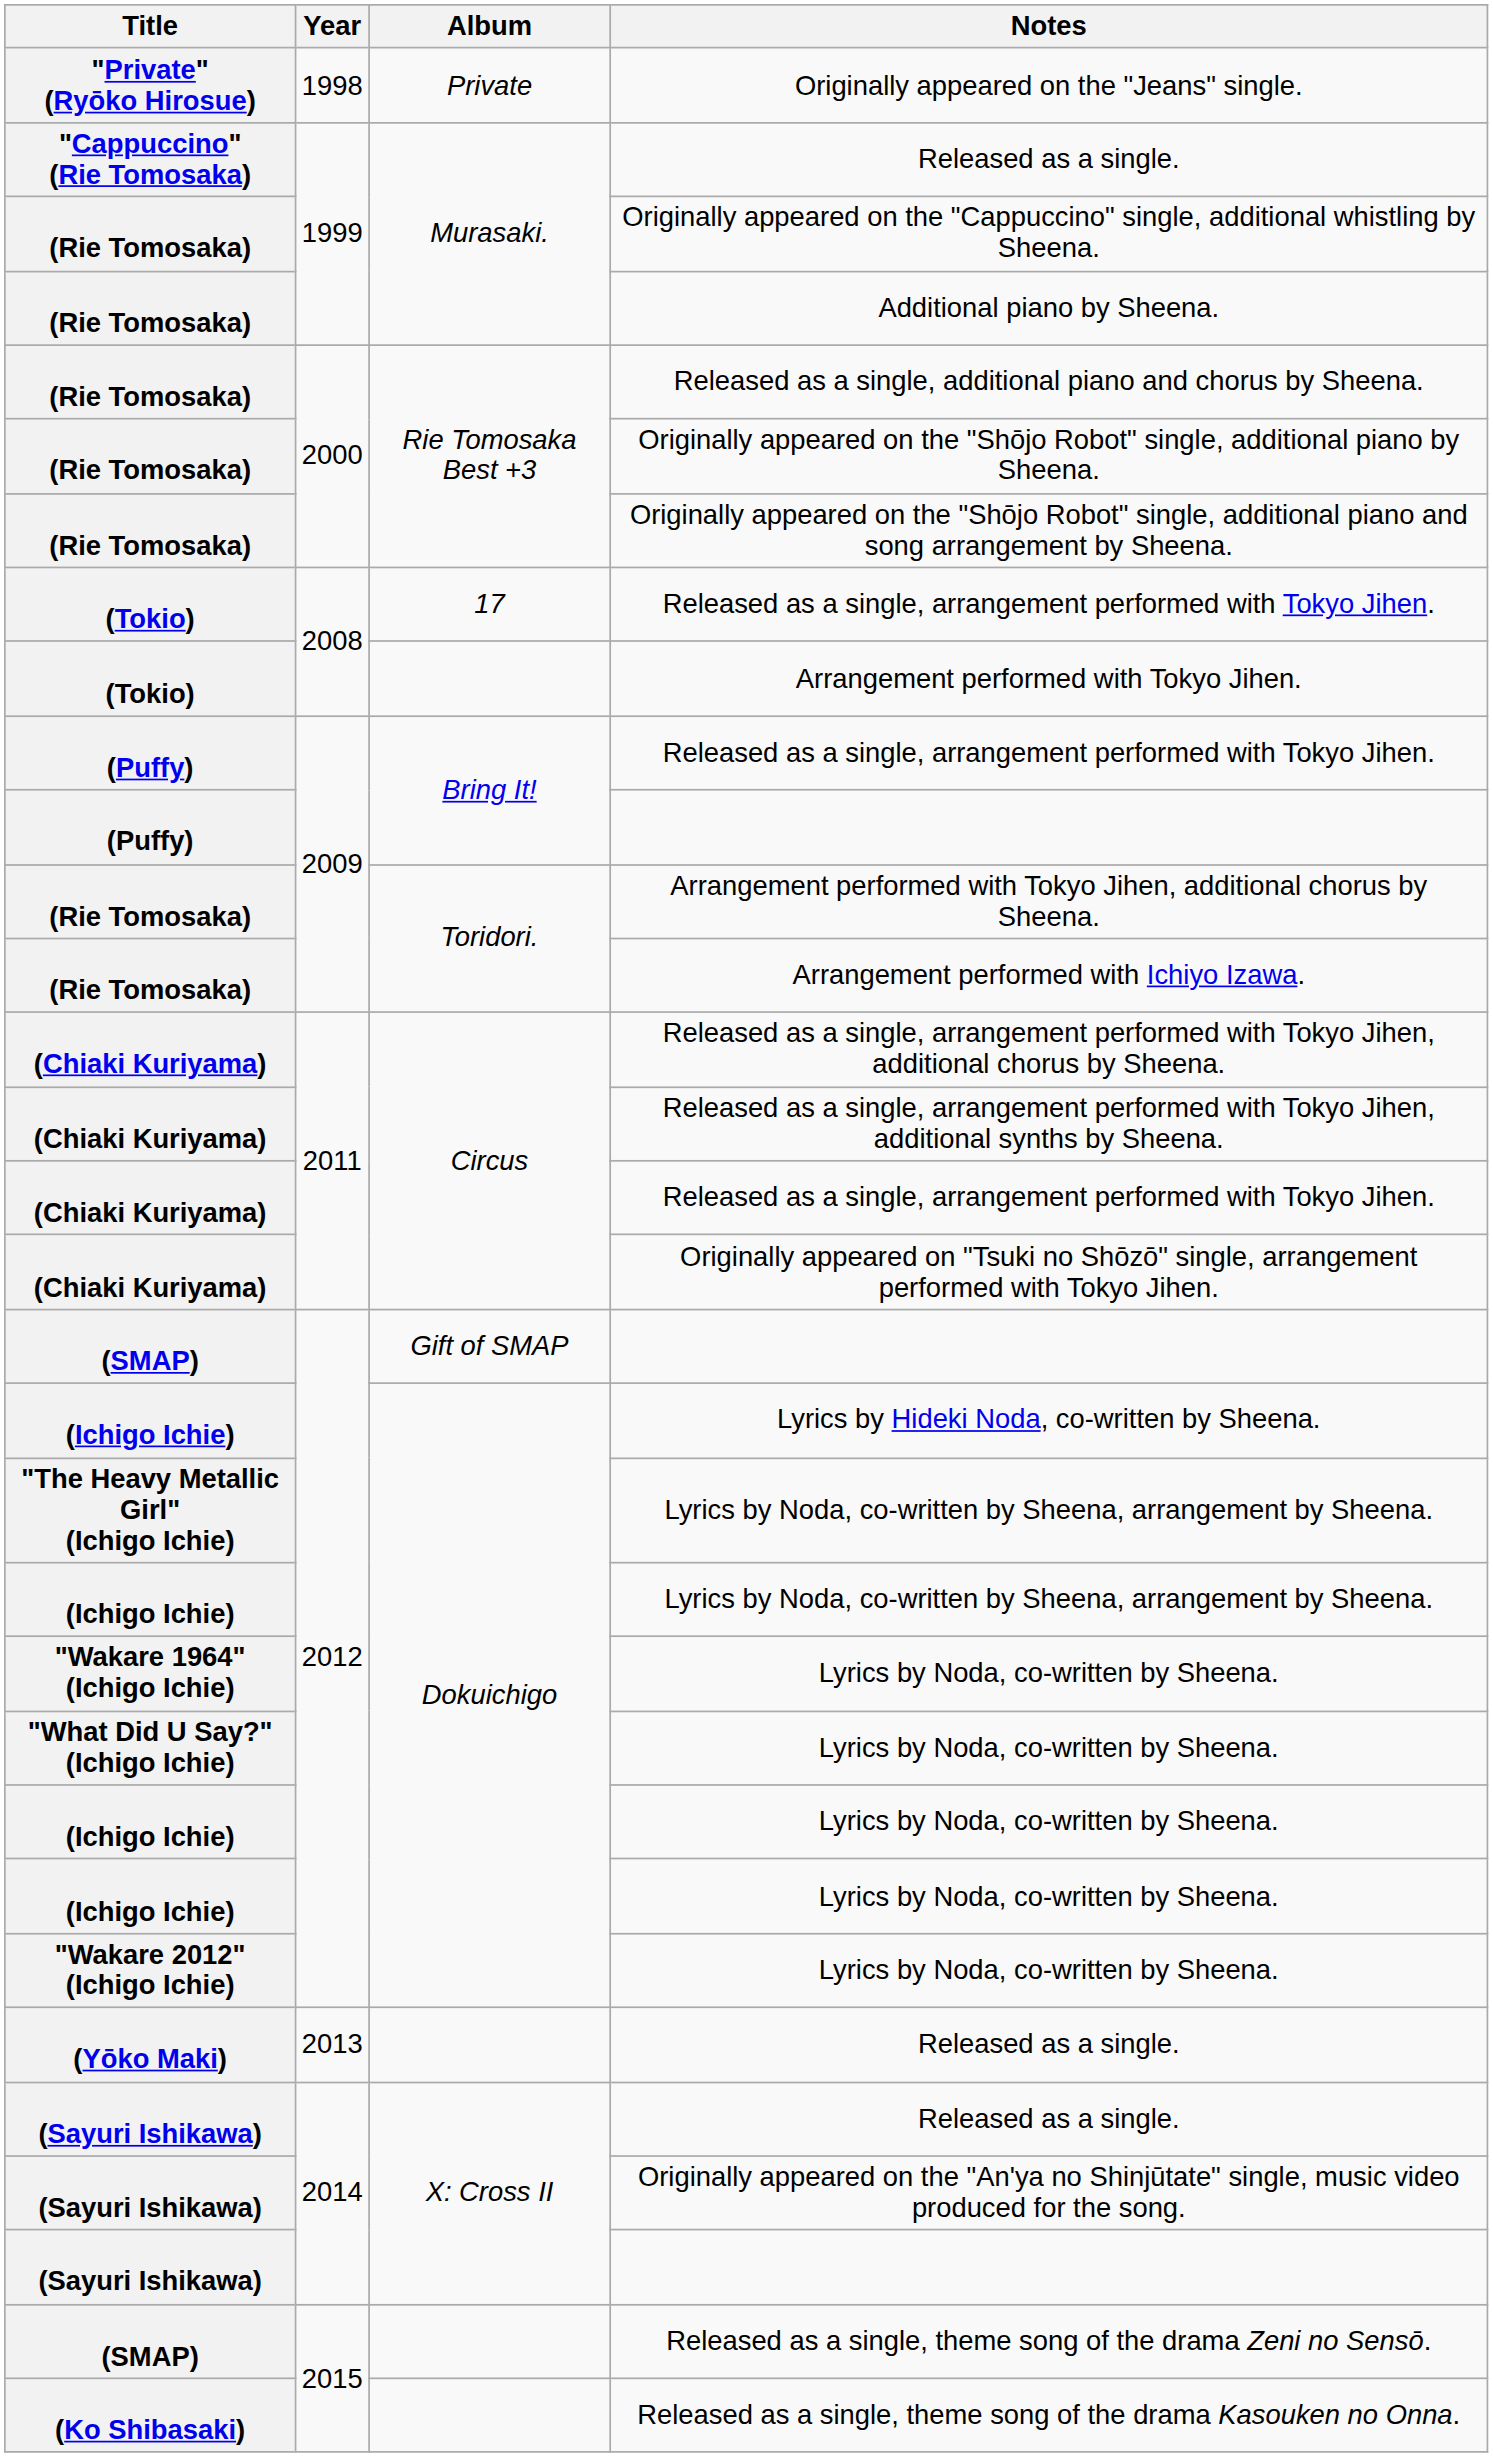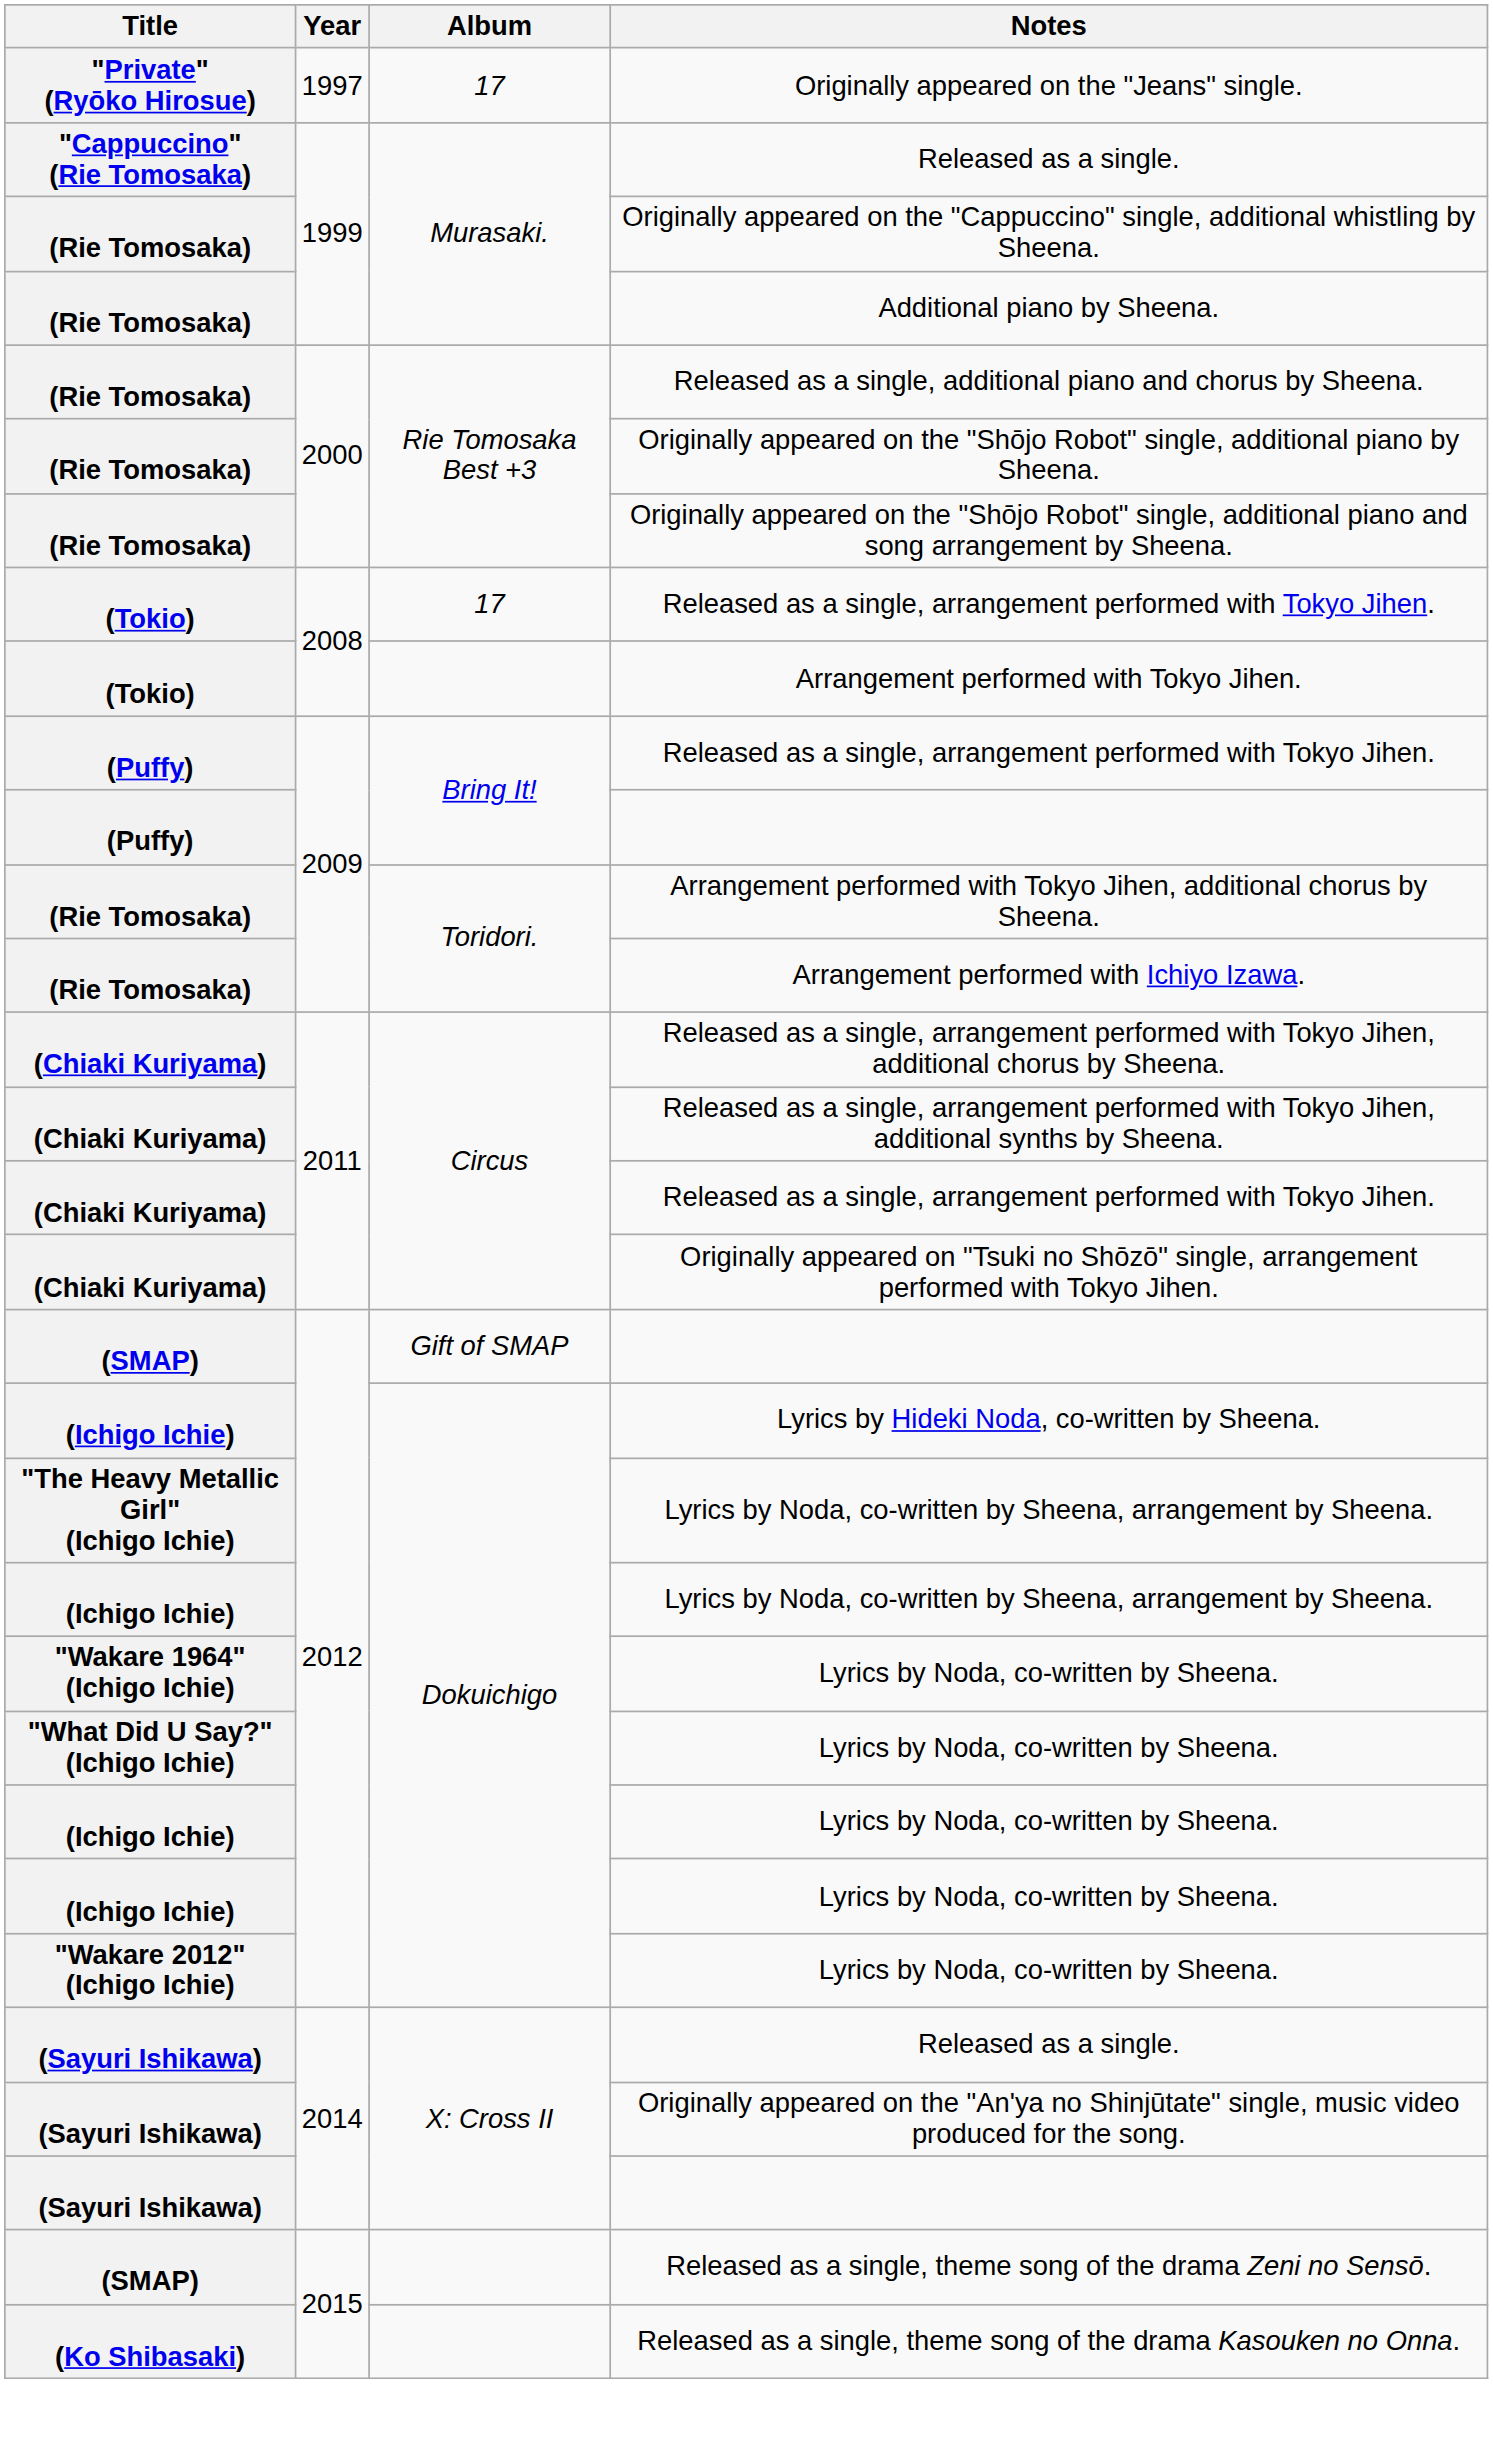(332, 84) 1998 -> (332, 84) 1997
(490, 84) Private -> (490, 84) 17
- row: (150, 2059)
